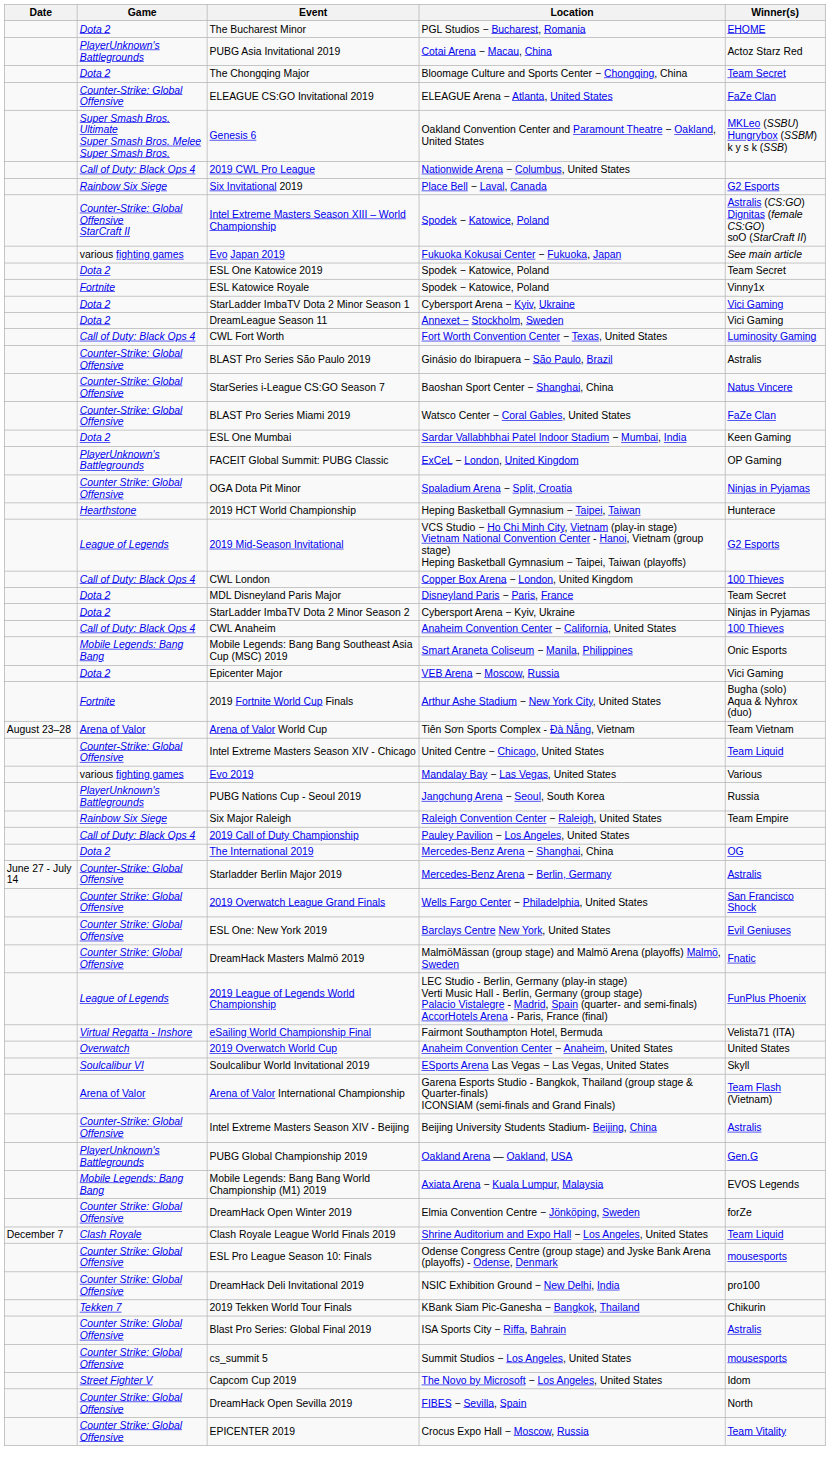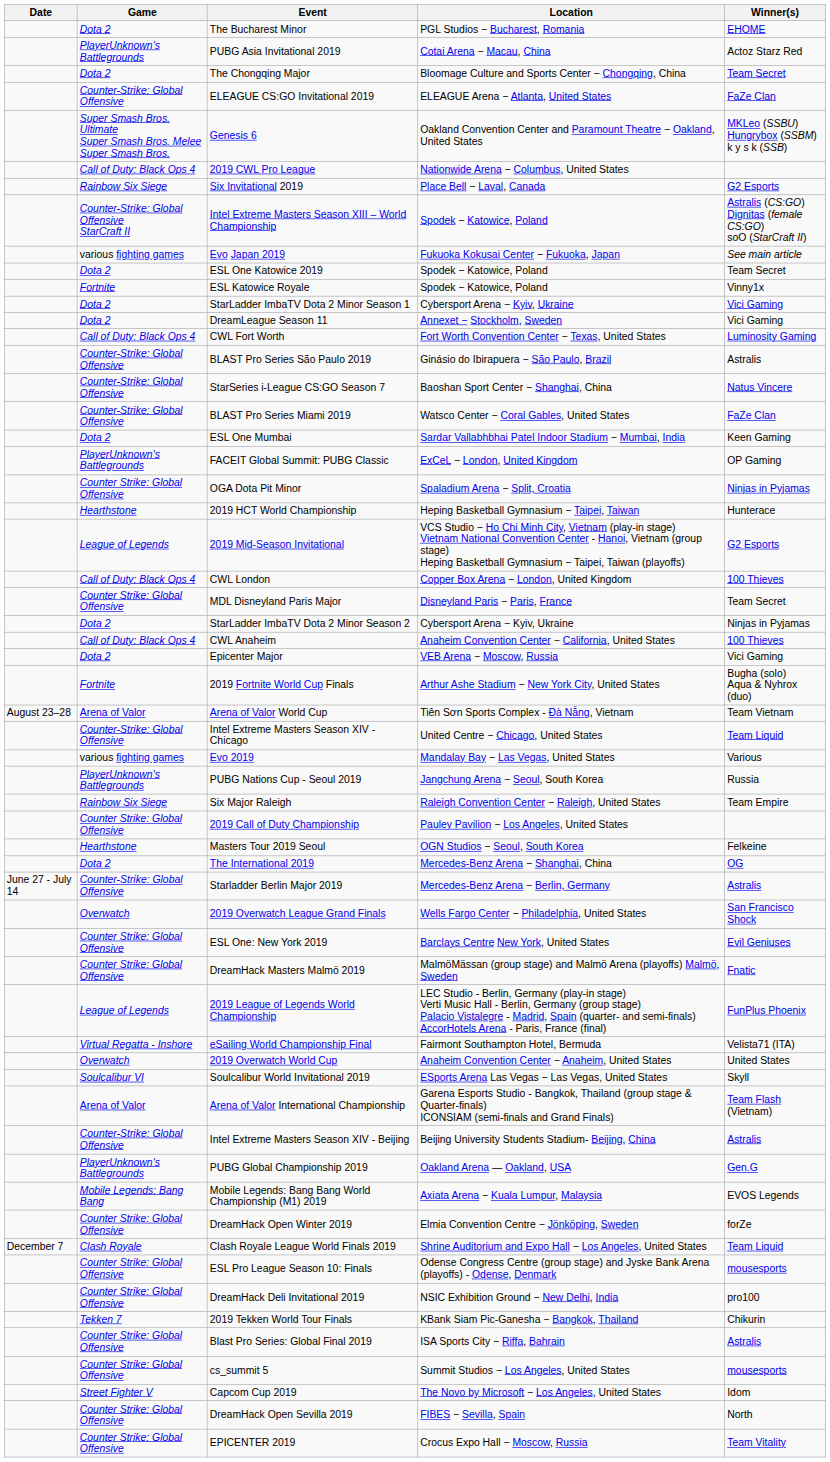(95, 595) Dota 2 -> (131, 601) Counter Strike: Global Offensive
- row: (311, 651)
(138, 835) Call of Duty: Black Ops 4 -> (131, 825) Counter Strike: Global Offensive
+ row: (268, 847)
(131, 902) Counter Strike: Global Offensive -> (105, 914) Overwatch
